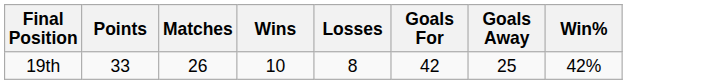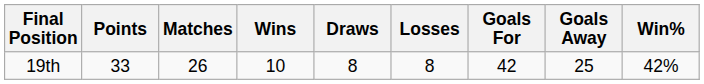+ column: (353, 28)
